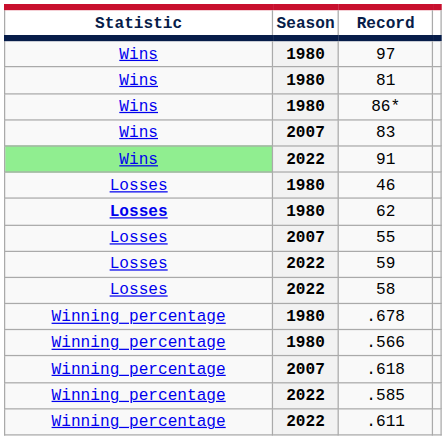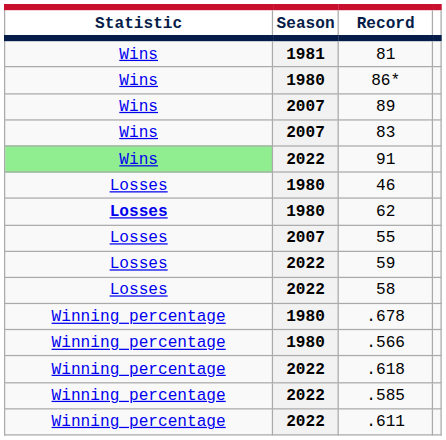- row: (386, 54)
(306, 80) 1980 -> (306, 54) 1981
+ row: (386, 106)
(306, 369) 2007 -> (306, 369) 2022
